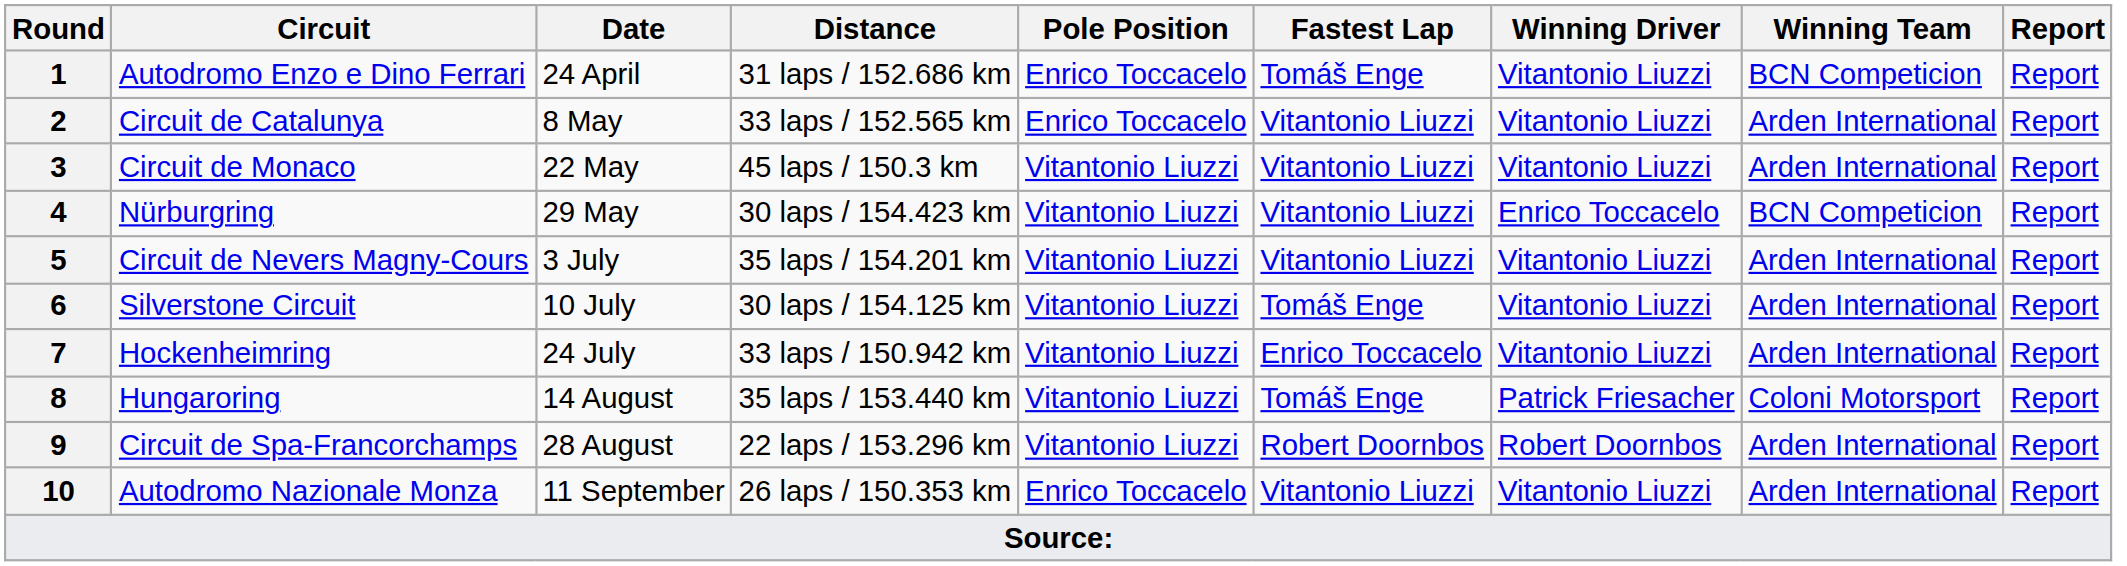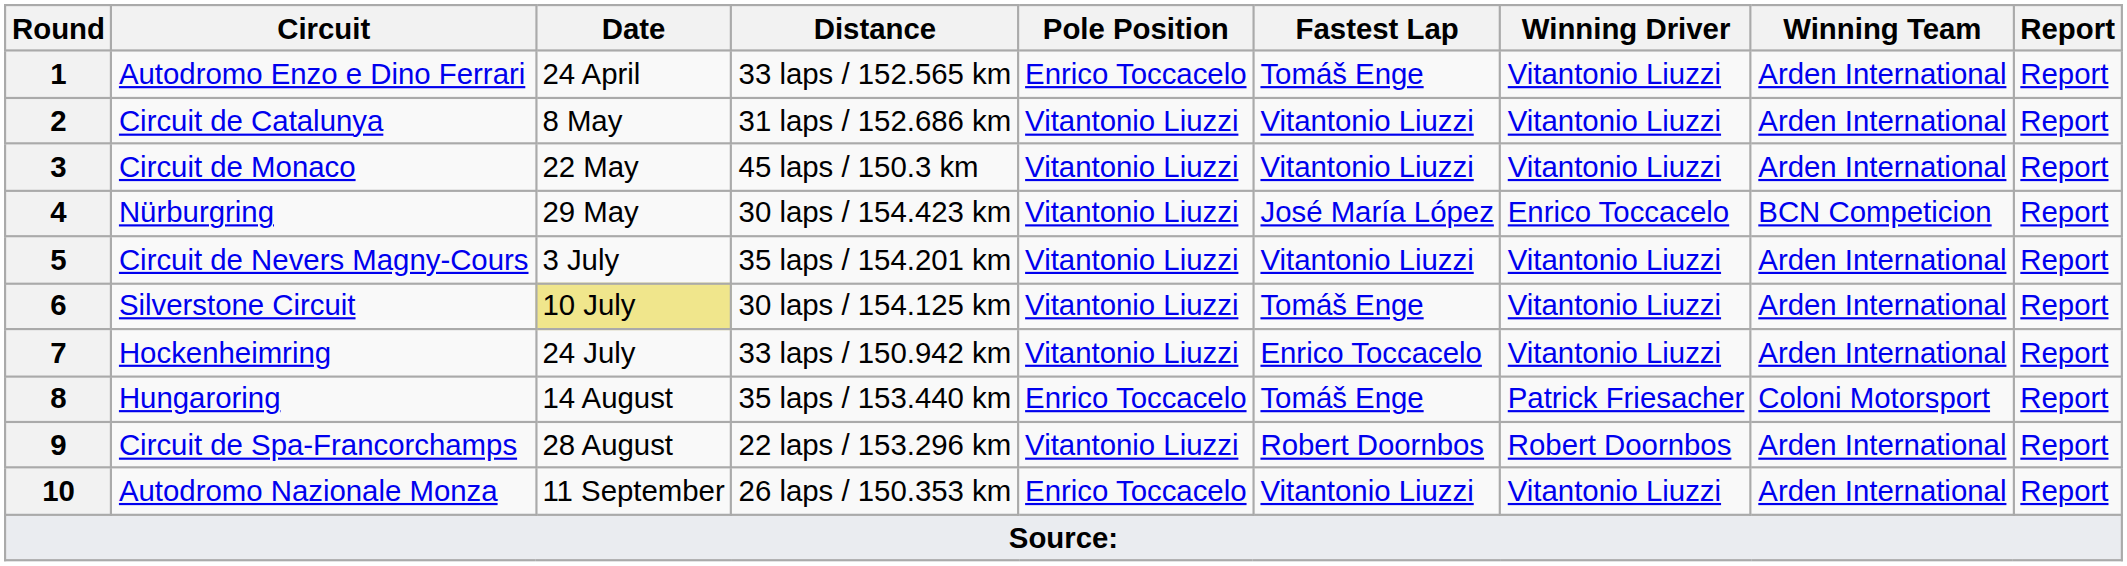(875, 74) 31 laps / 152.686 km -> (875, 74) 33 laps / 152.565 km
(1865, 74) BCN Competicion -> (1882, 74) Arden International
(875, 120) 33 laps / 152.565 km -> (875, 120) 31 laps / 152.686 km
(1136, 120) Enrico Toccacelo -> (1132, 120) Vitantonio Liuzzi
(1367, 213) Vitantonio Liuzzi -> (1377, 213) José María López
(589, 306) no background -> (589, 306) khaki background
(1132, 398) Vitantonio Liuzzi -> (1136, 398) Enrico Toccacelo
